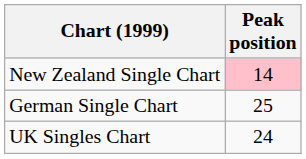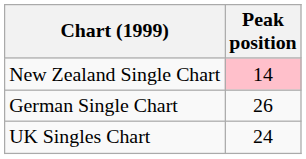(263, 105) 25 -> (263, 105) 26
